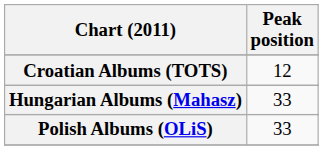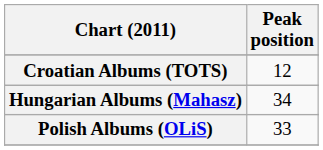(282, 99) 33 -> (282, 99) 34
